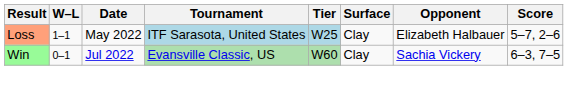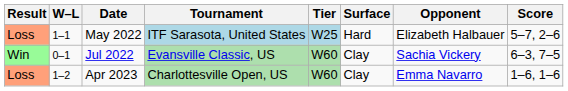(356, 34) Clay -> (357, 34) Hard
+ row: (111, 75)
